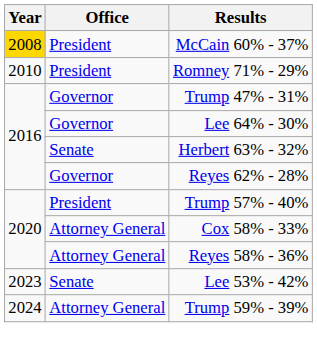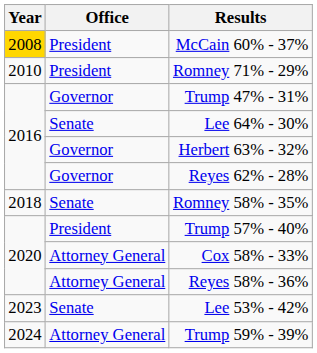(81, 123) Governor -> (71, 123) Senate
(71, 149) Senate -> (81, 149) Governor
+ row: (241, 202)
